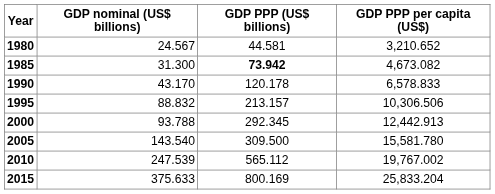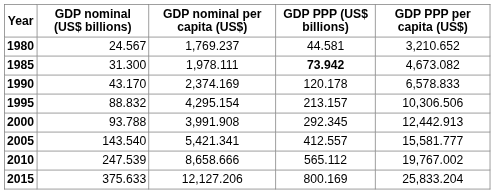+ column: (212, 20)
(267, 141) 309.500 -> (326, 141) 412.557
(413, 141) 15,581.780 -> (433, 141) 15,581.777
